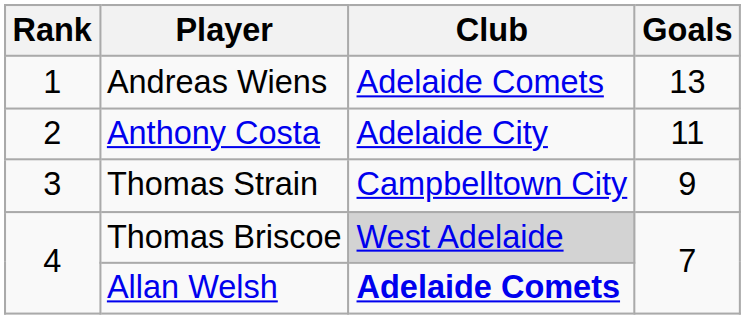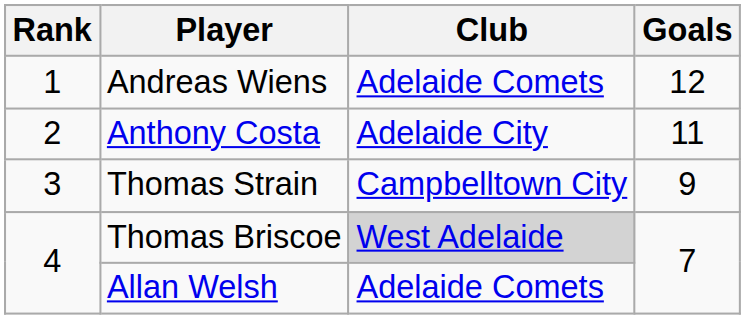(687, 81) 13 -> (687, 81) 12
(488, 287) bold -> (480, 287) normal
